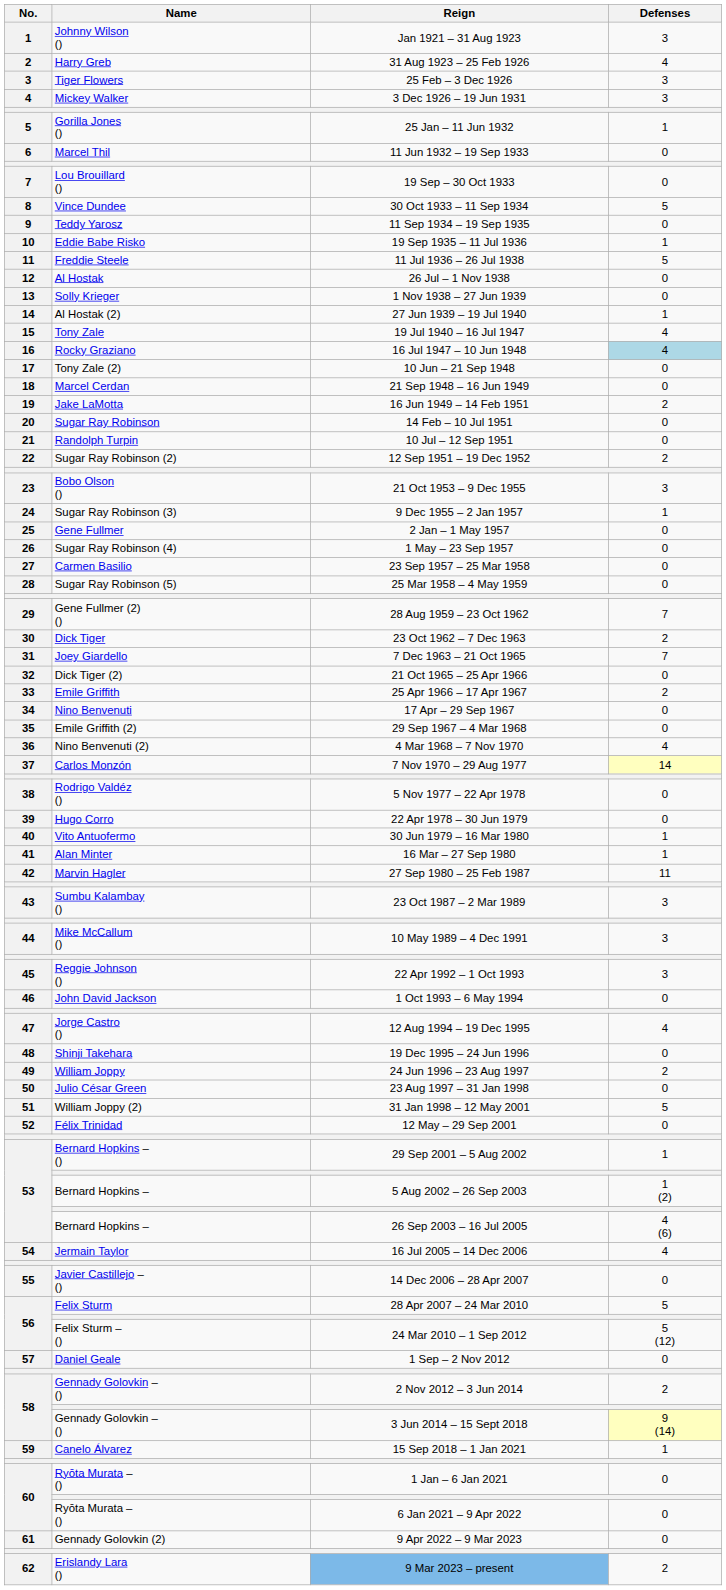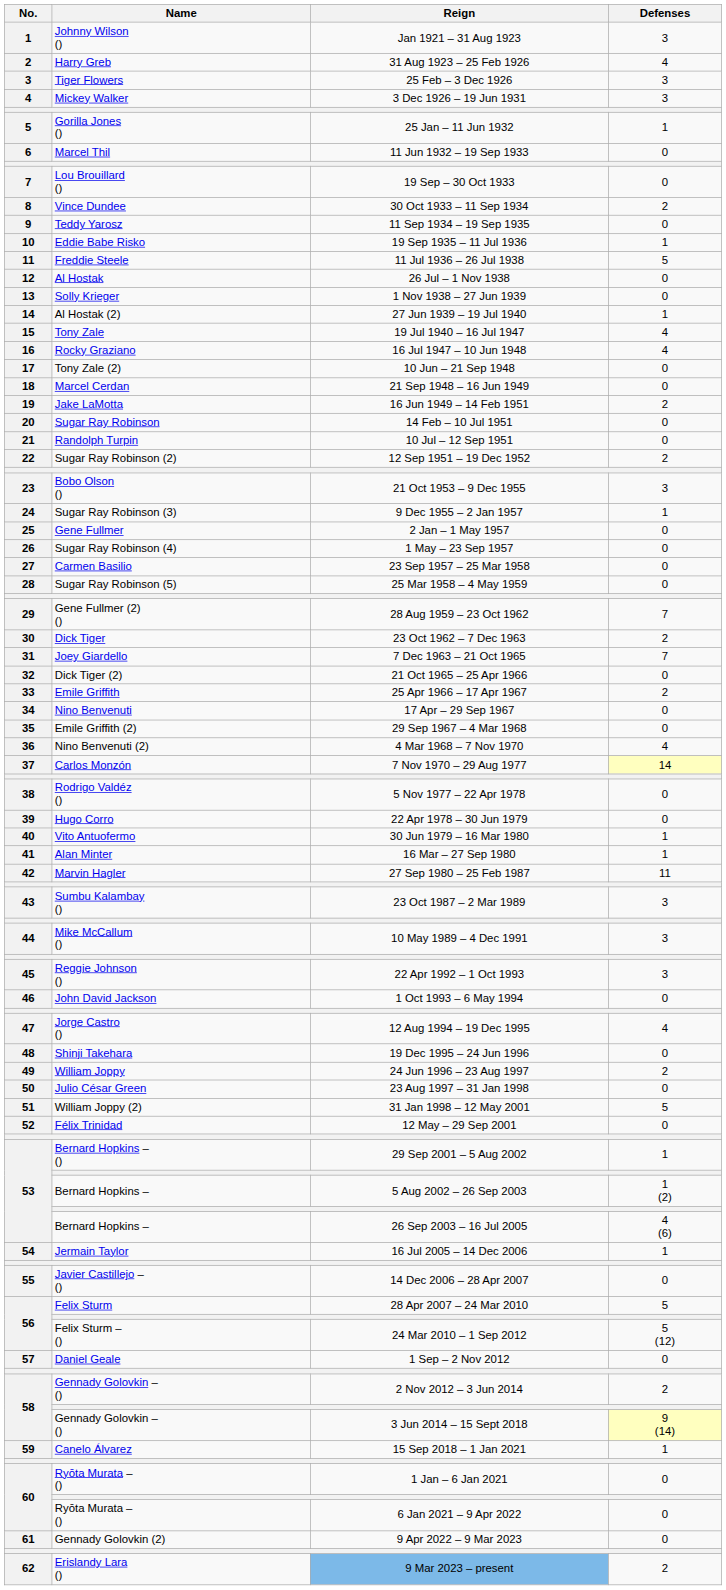(665, 206) 5 -> (665, 206) 2
(665, 350) lightblue background -> (665, 350) no background
(665, 1251) 4 -> (665, 1251) 1
